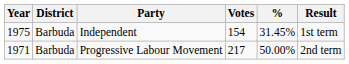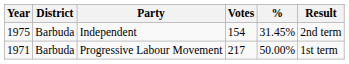(319, 31) 1st term -> (321, 31) 2nd term
(321, 50) 2nd term -> (319, 50) 1st term
